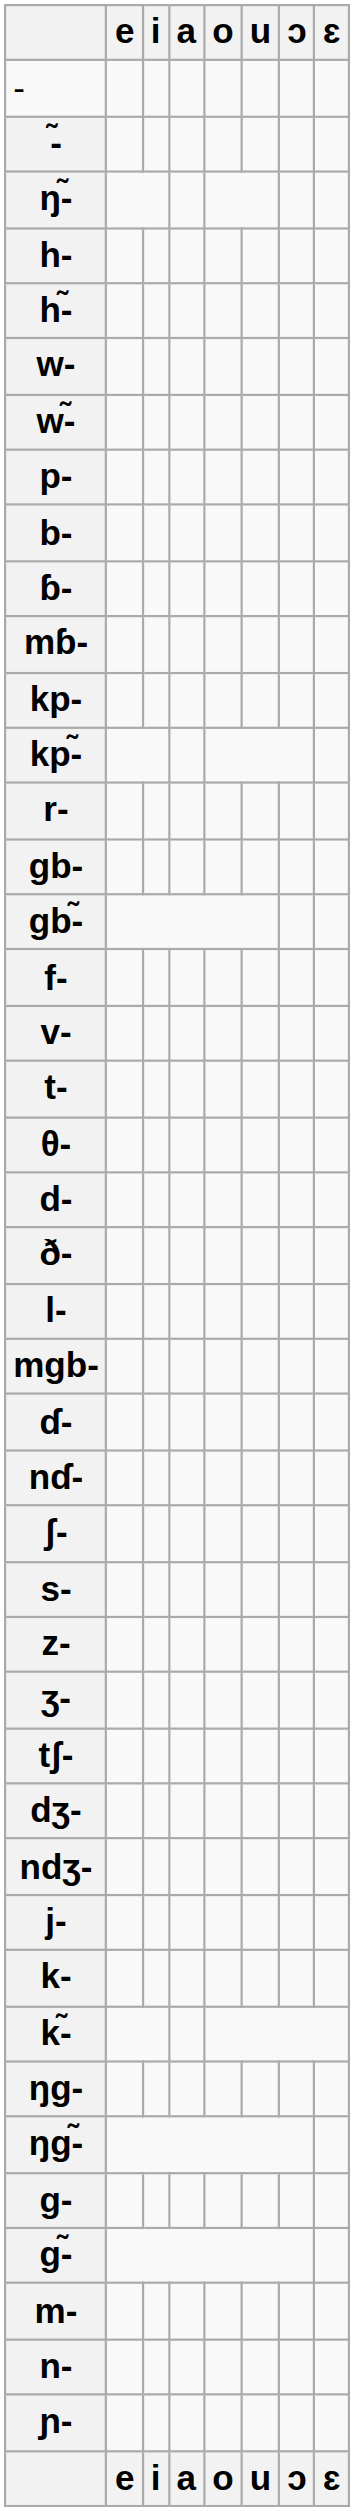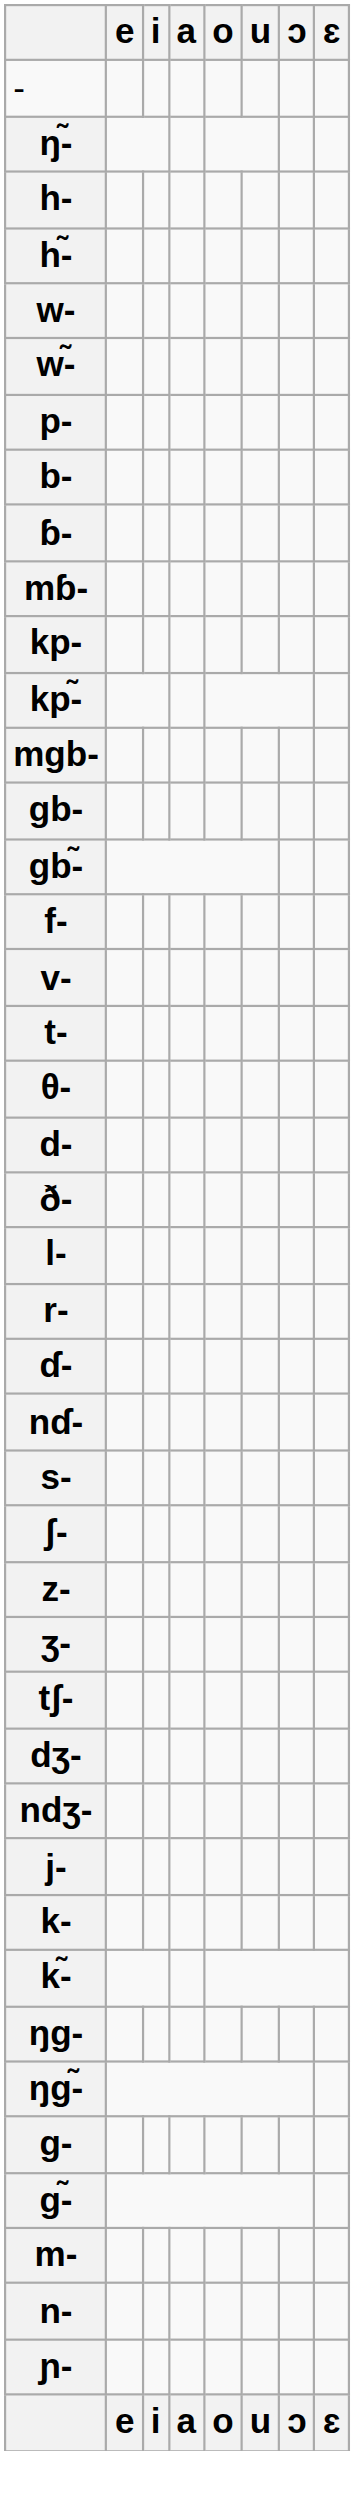- row: (56, 143)
rows swapped: (56, 1365) <-> (56, 810)
rows swapped: (56, 1588) <-> (56, 1532)
